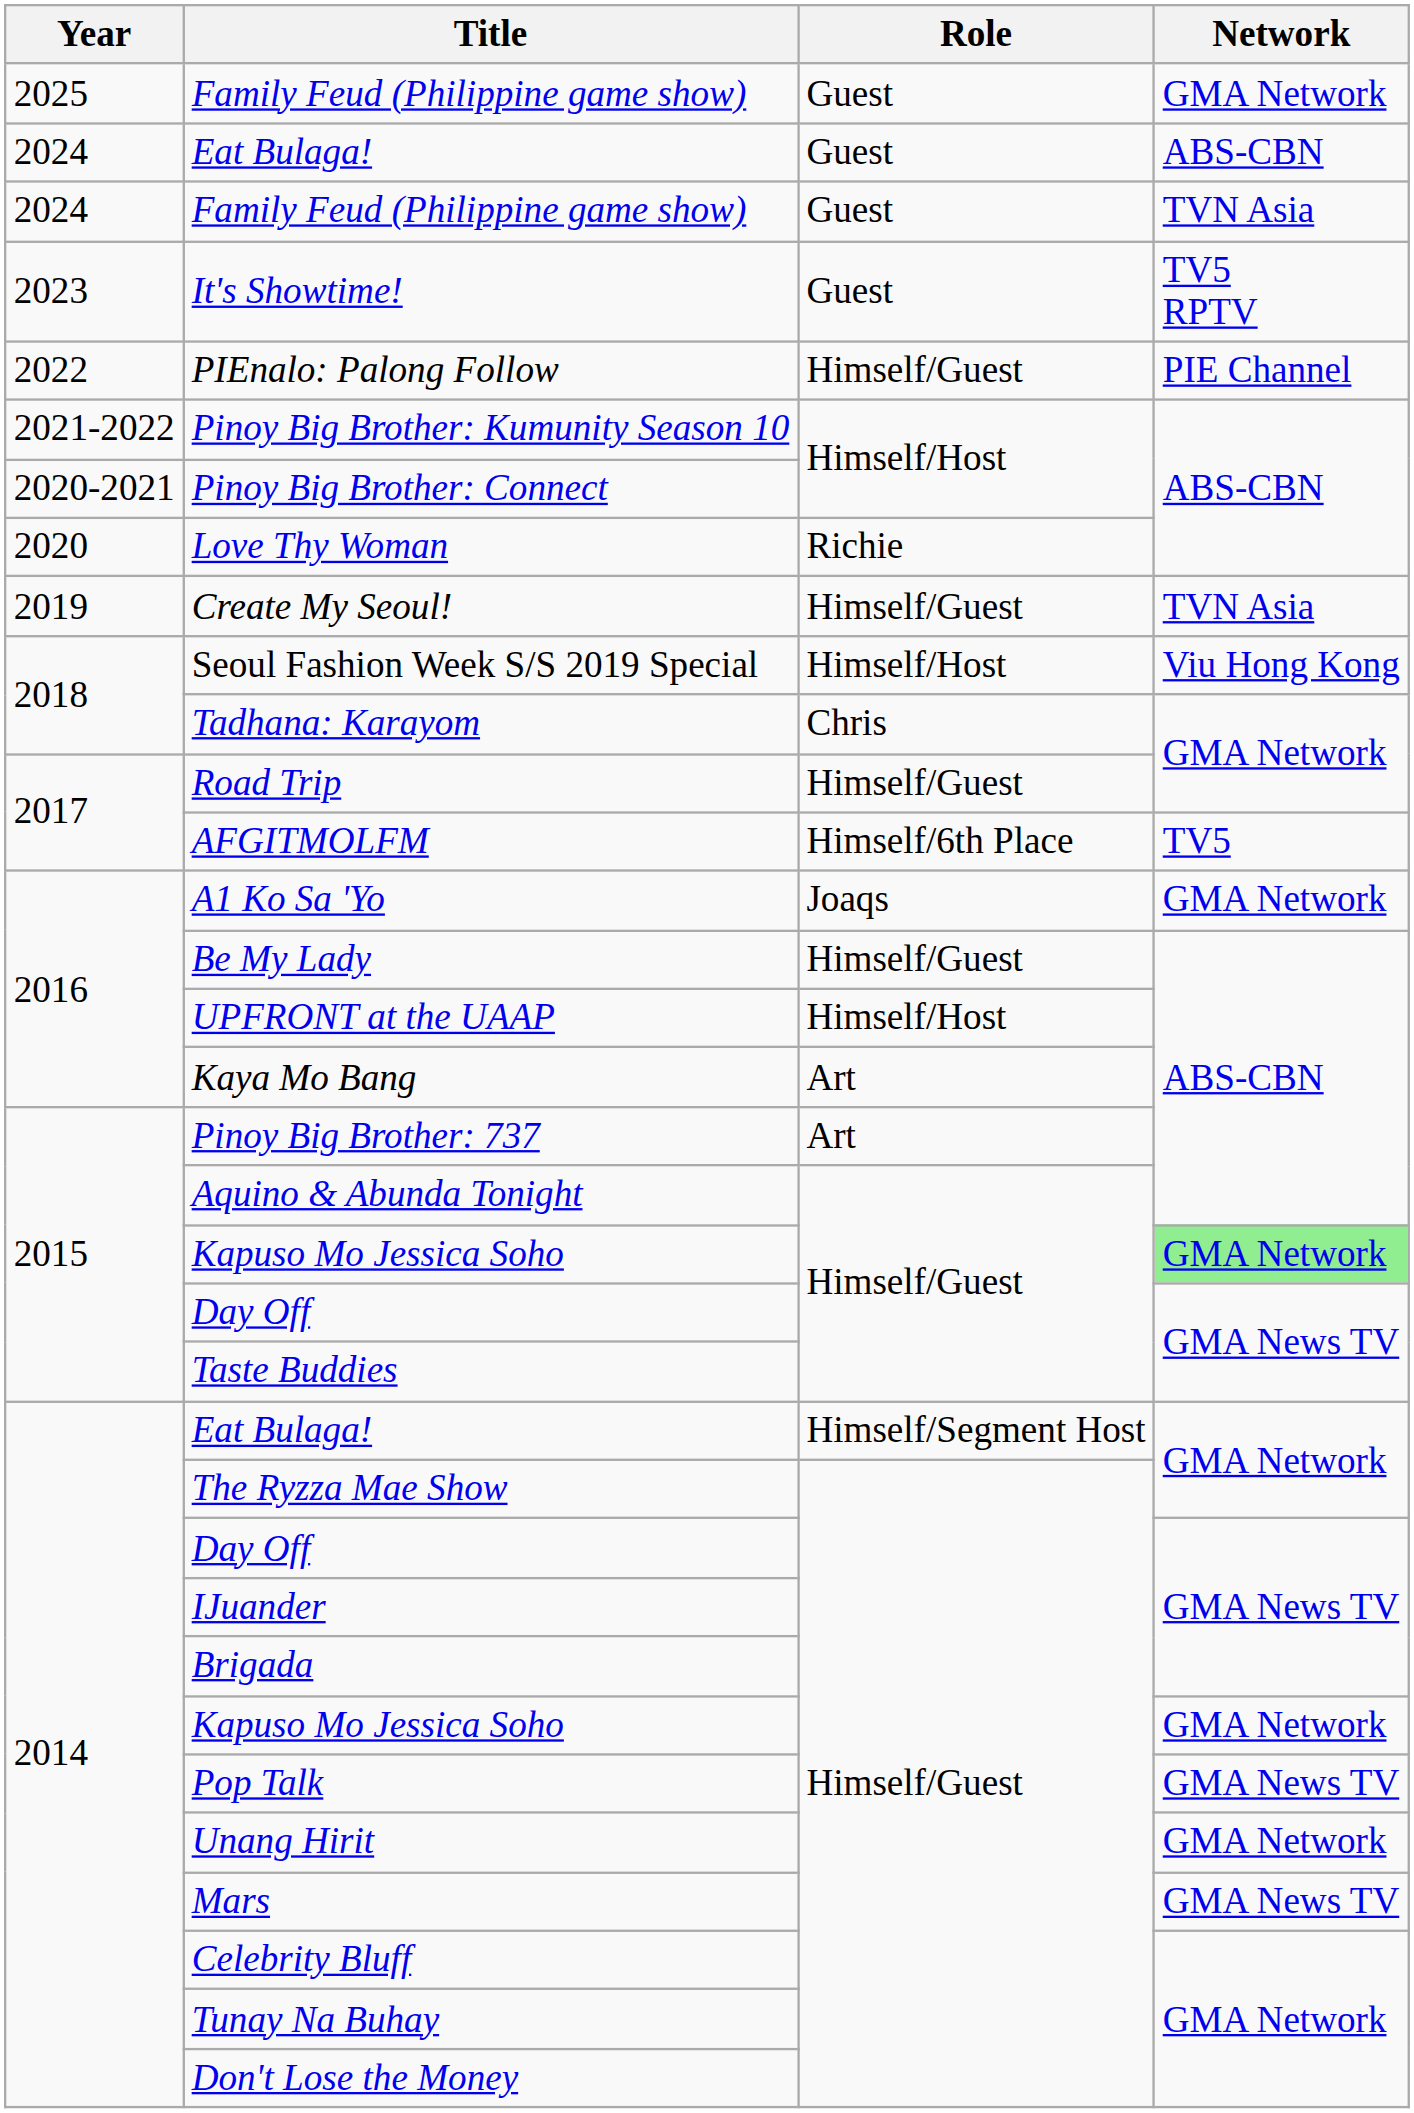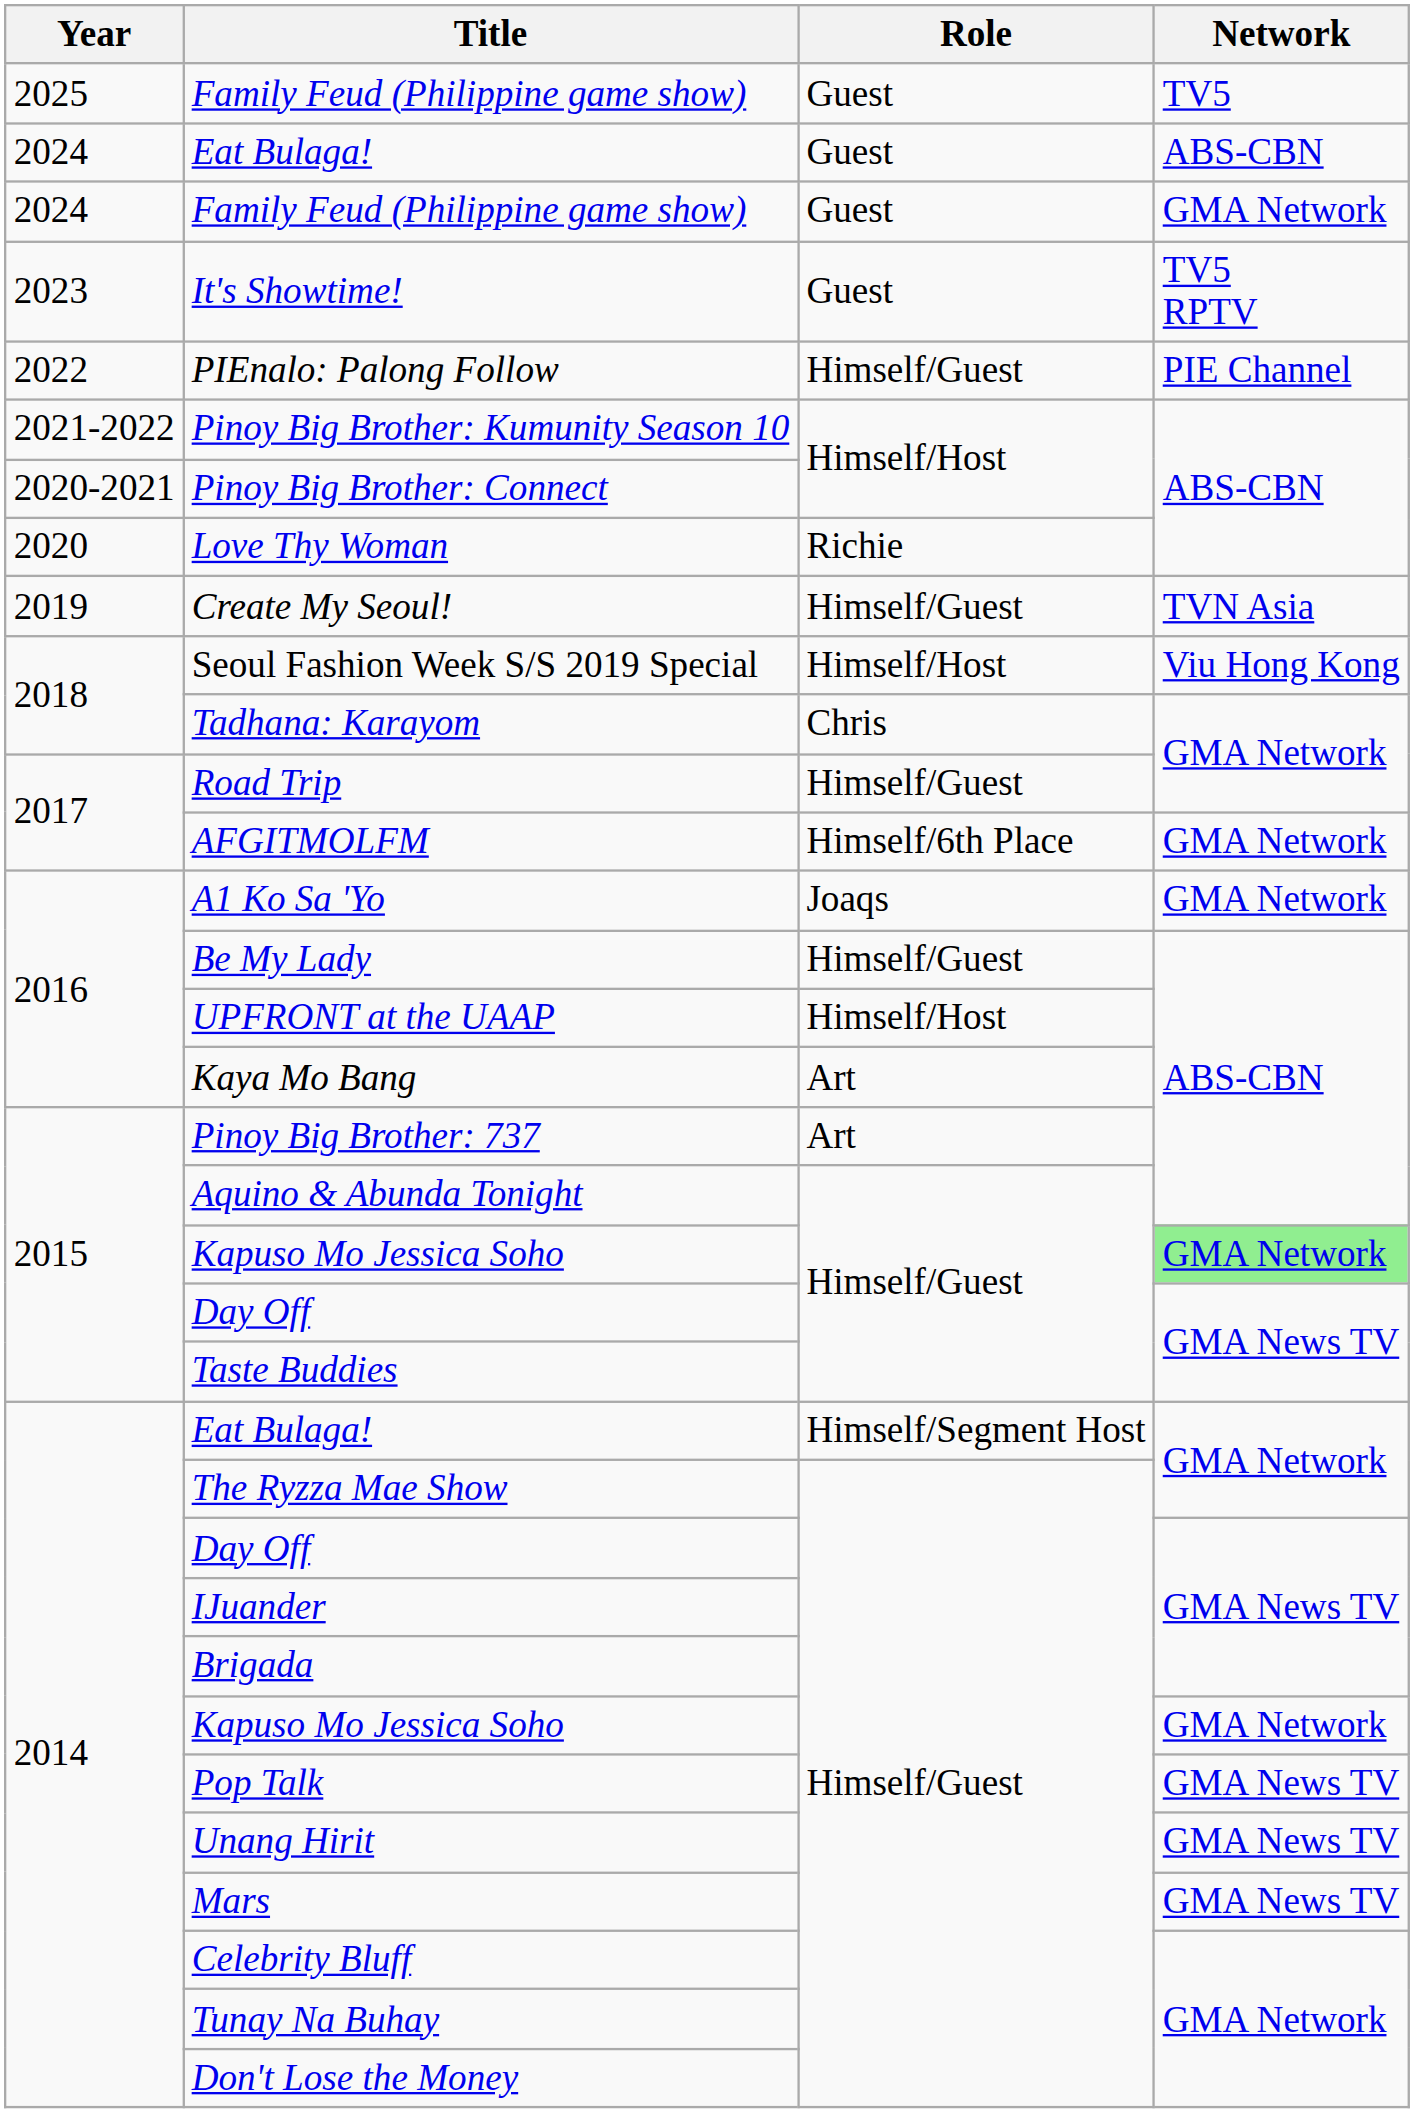(1275, 92) GMA Network -> (1197, 92) TV5
(1239, 210) TVN Asia -> (1275, 210) GMA Network
(1197, 841) TV5 -> (1275, 841) GMA Network
(1275, 1841) GMA Network -> (1281, 1841) GMA News TV
